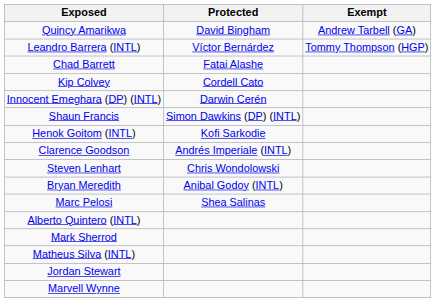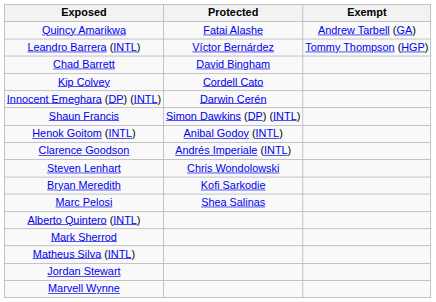(233, 30) David Bingham -> (233, 30) Fatai Alashe
(233, 64) Fatai Alashe -> (233, 64) David Bingham
(233, 133) Kofi Sarkodie -> (233, 133) Anibal Godoy (INTL)
(233, 185) Anibal Godoy (INTL) -> (233, 185) Kofi Sarkodie
